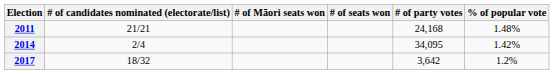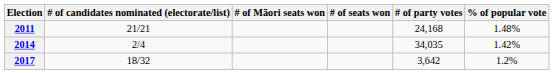(429, 45) 34,095 -> (429, 45) 34,035
